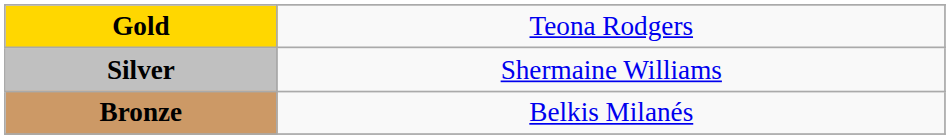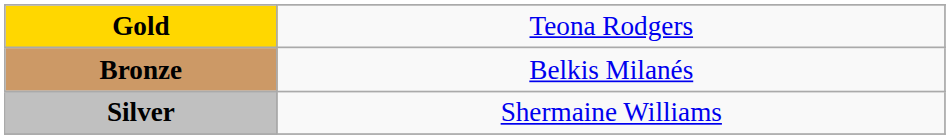rows swapped: (141, 69) <-> (141, 112)
